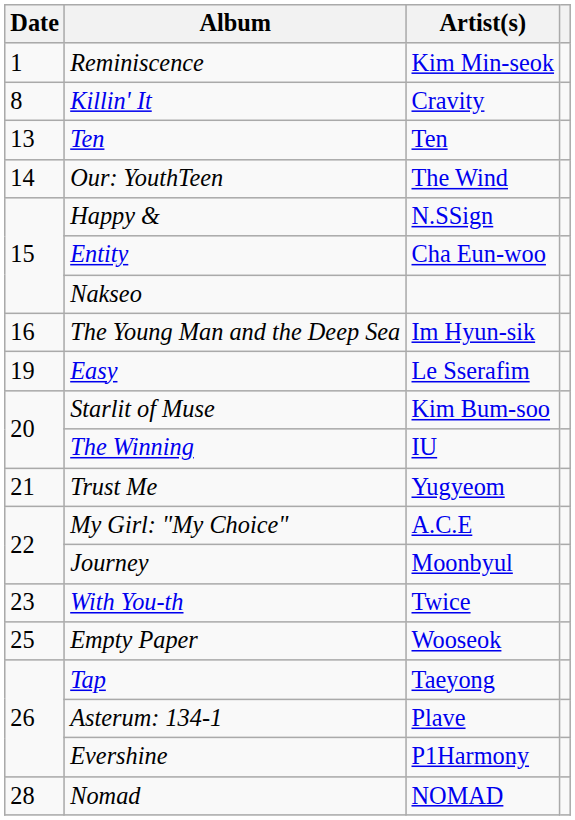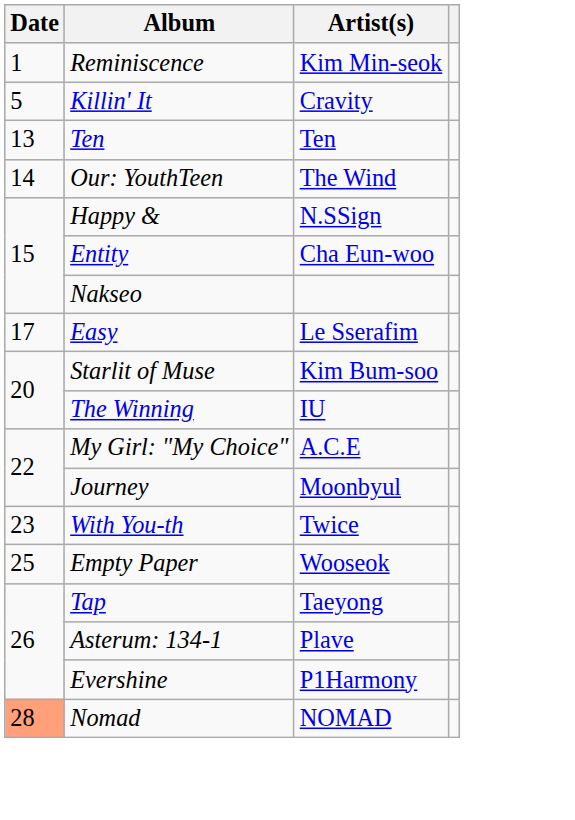(16, 100) 8 -> (16, 100) 5
- row: (235, 332)
(23, 370) 19 -> (23, 332) 17
- row: (114, 486)
(23, 795) no background -> (23, 718) lightsalmon background
